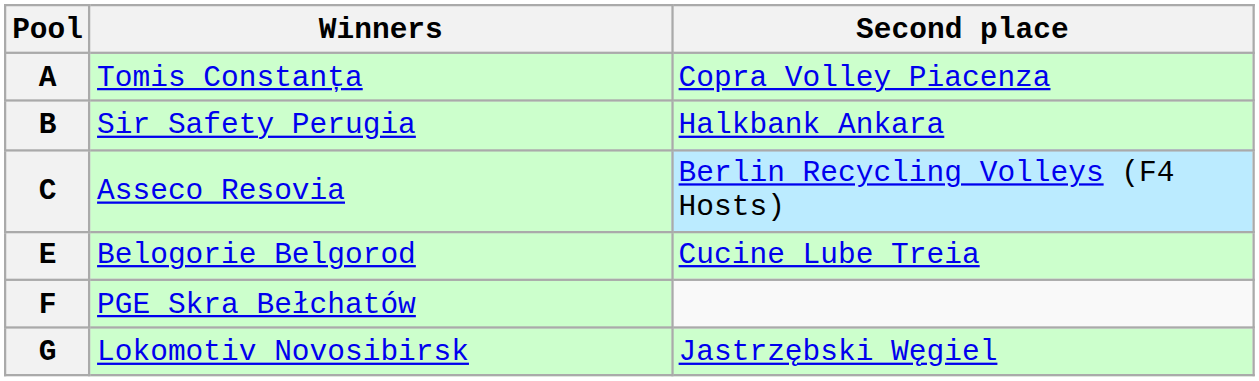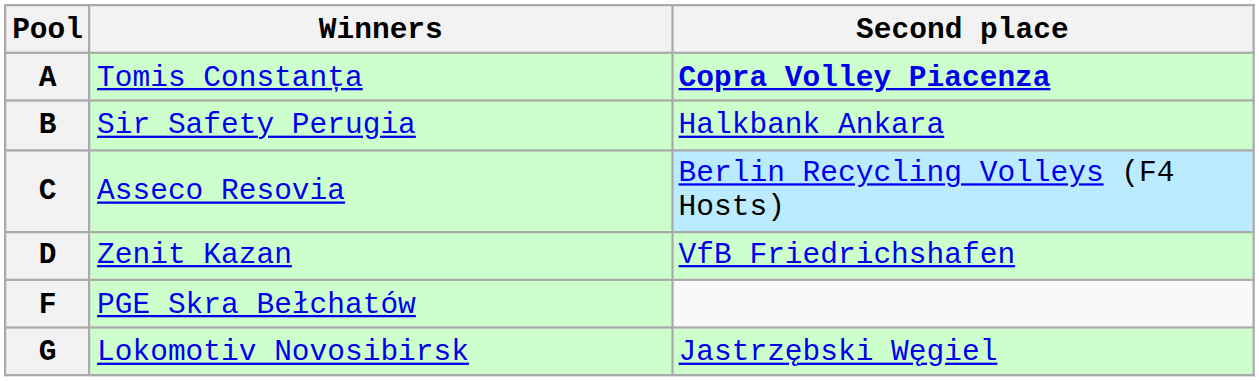(865, 77) normal -> (865, 77) bold
+ row: (48, 256)
- row: (48, 256)
